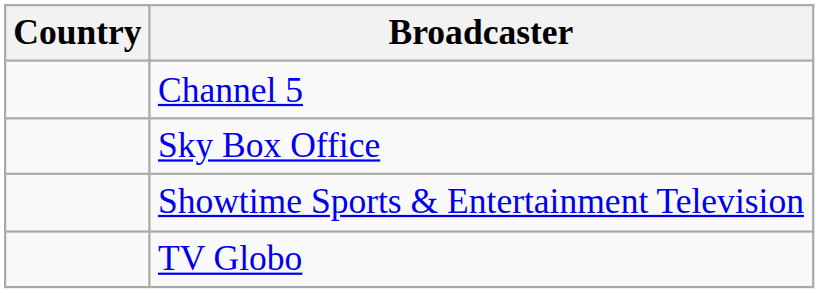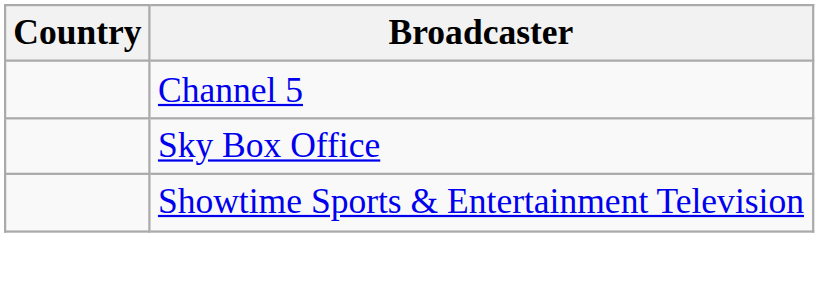- row: (230, 257)
